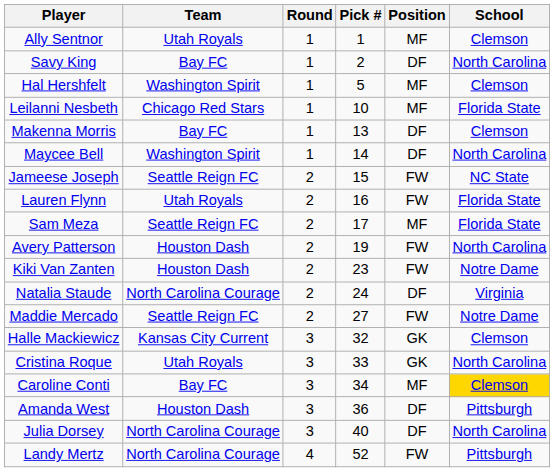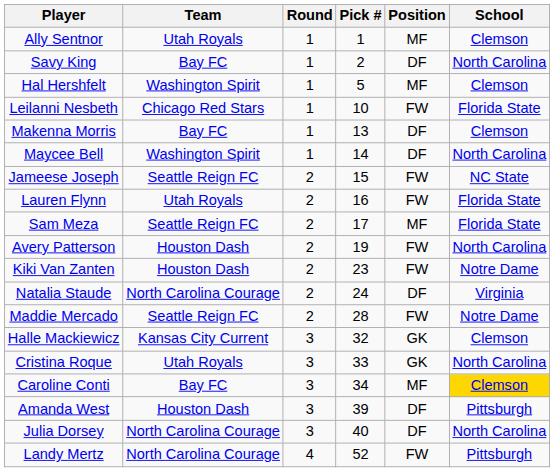(417, 108) MF -> (417, 108) FW
(361, 316) 27 -> (361, 316) 28
(361, 408) 36 -> (361, 408) 39
